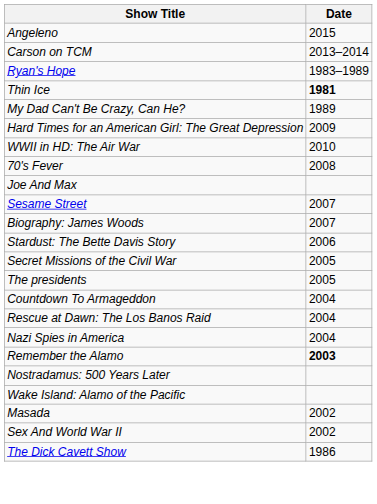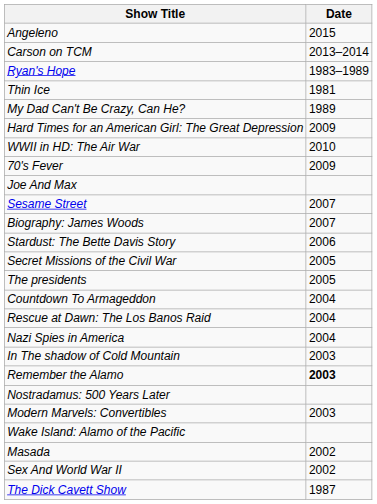(322, 90) bold -> (322, 90) normal
(322, 166) 2008 -> (322, 166) 2009
+ row: (94, 356)
+ row: (87, 413)
(322, 451) 1986 -> (322, 489) 1987
